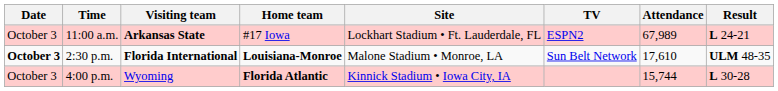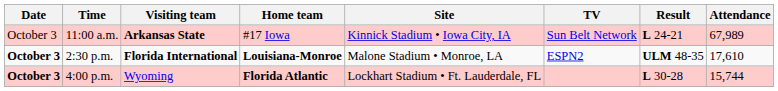columns swapped: (740, 14) <-> (673, 14)
(444, 35) Lockhart Stadium • Ft. Lauderdale, FL -> (429, 35) Kinnick Stadium • Iowa City, IA
(565, 35) ESPN2 -> (592, 35) Sun Belt Network
(592, 56) Sun Belt Network -> (565, 56) ESPN2
(32, 76) normal -> (34, 76) bold
(429, 76) Kinnick Stadium • Iowa City, IA -> (444, 76) Lockhart Stadium • Ft. Lauderdale, FL
